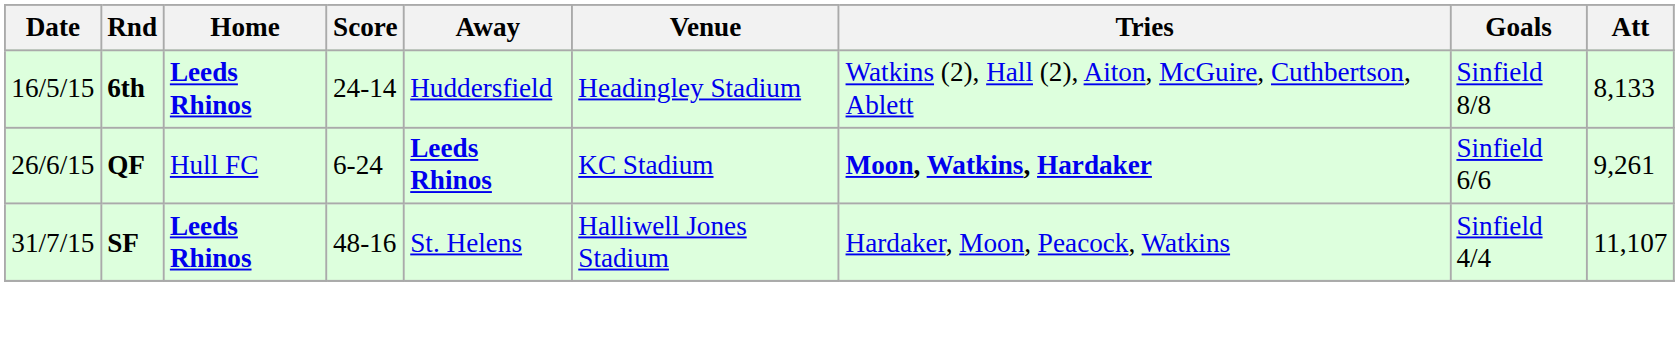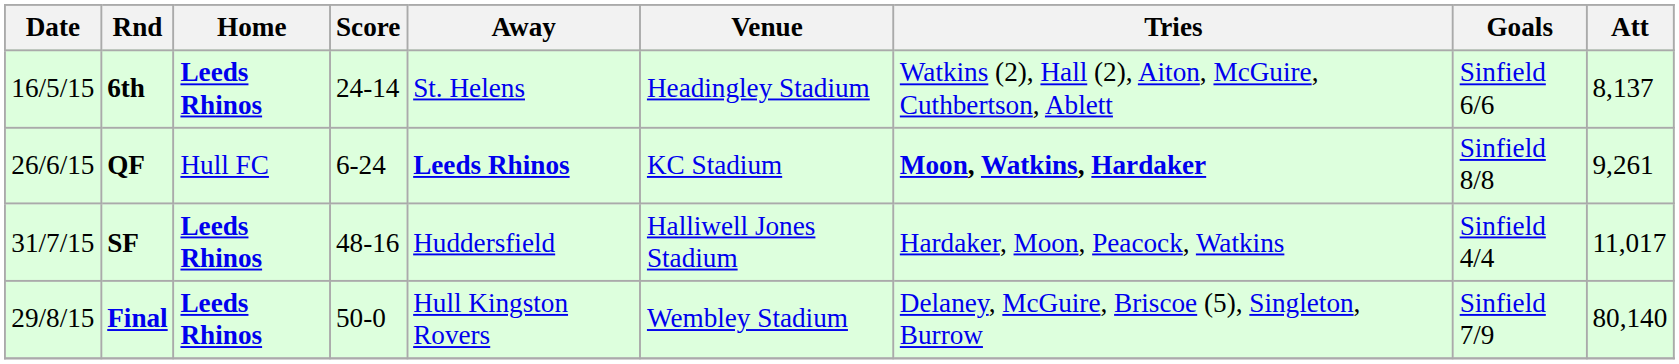(481, 88) Huddersfield -> (469, 88) St. Helens
(1500, 88) Sinfield 8/8 -> (1503, 88) Sinfield 6/6
(1624, 88) 8,133 -> (1623, 88) 8,137
(1500, 165) Sinfield 6/6 -> (1503, 165) Sinfield 8/8
(466, 242) St. Helens -> (484, 242) Huddersfield
(1630, 242) 11,107 -> (1629, 242) 11,017
+ row: (137, 319)
